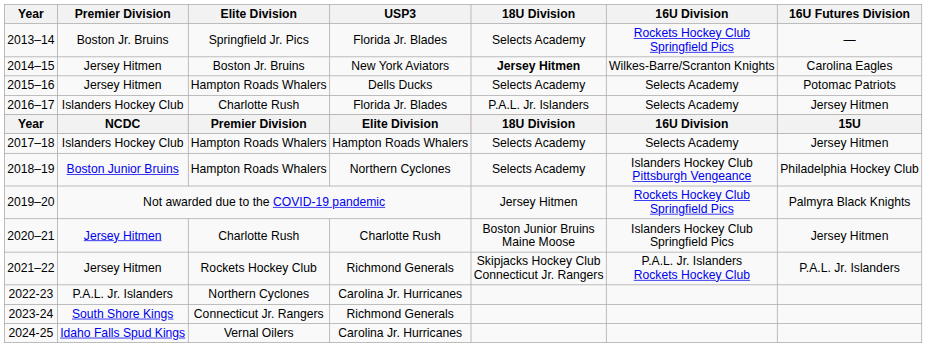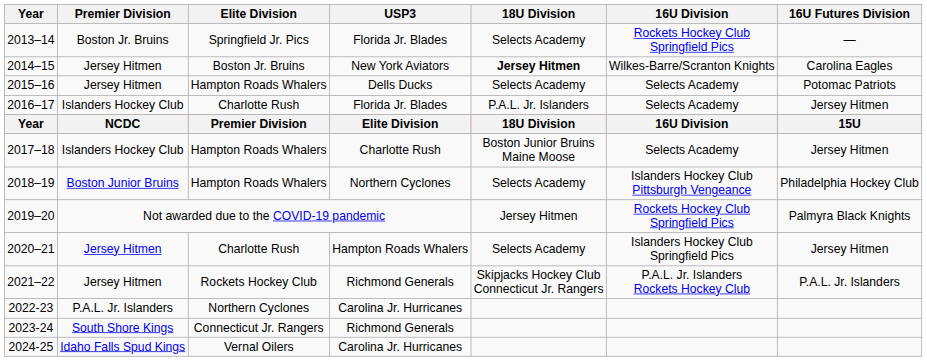(400, 143) Hampton Roads Whalers -> (400, 150) Charlotte Rush
(539, 143) Selects Academy -> (539, 150) Boston Junior Bruins Maine Moose
(400, 235) Charlotte Rush -> (400, 249) Hampton Roads Whalers
(539, 235) Boston Junior Bruins Maine Moose -> (539, 249) Selects Academy
